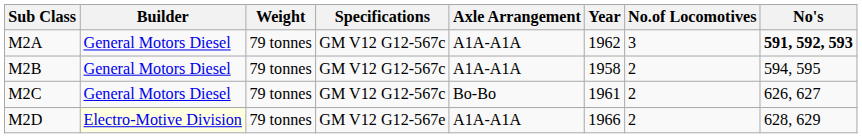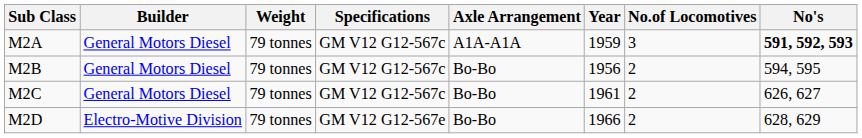(604, 42) 1962 -> (604, 42) 1959
(487, 68) A1A-A1A -> (475, 68) Bo-Bo
(604, 68) 1958 -> (604, 68) 1956
(163, 119) lightyellow background -> (163, 119) no background
(487, 119) A1A-A1A -> (475, 119) Bo-Bo
